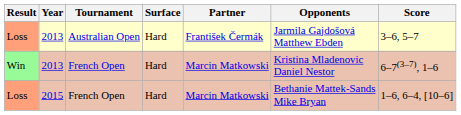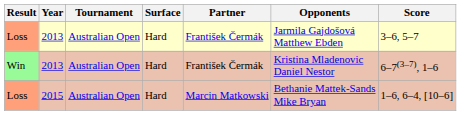(97, 65) French Open -> (104, 65) Australian Open
(227, 65) Marcin Matkowski -> (224, 65) František Čermák
(97, 95) French Open -> (104, 95) Australian Open
